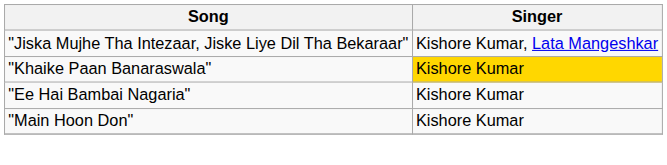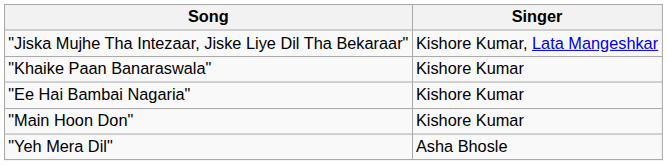(470, 69) gold background -> (470, 69) no background
+ row: (60, 146)
